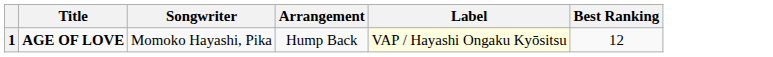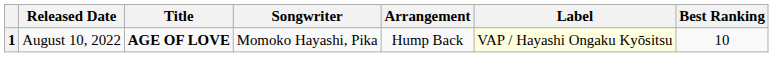+ column: (72, 16)
(616, 39) 12 -> (722, 39) 10
